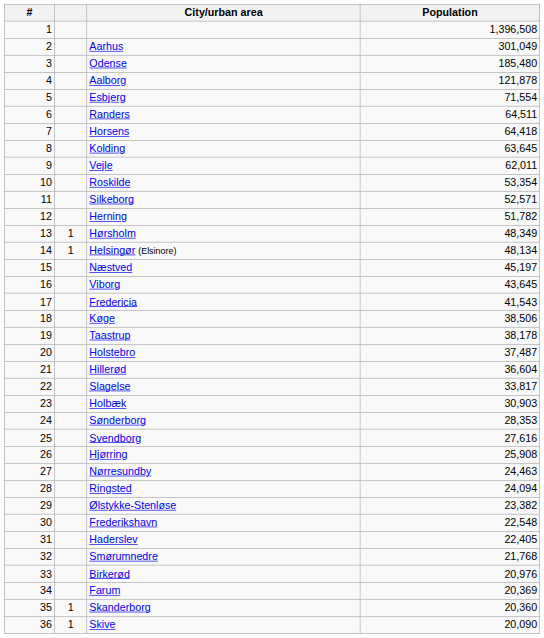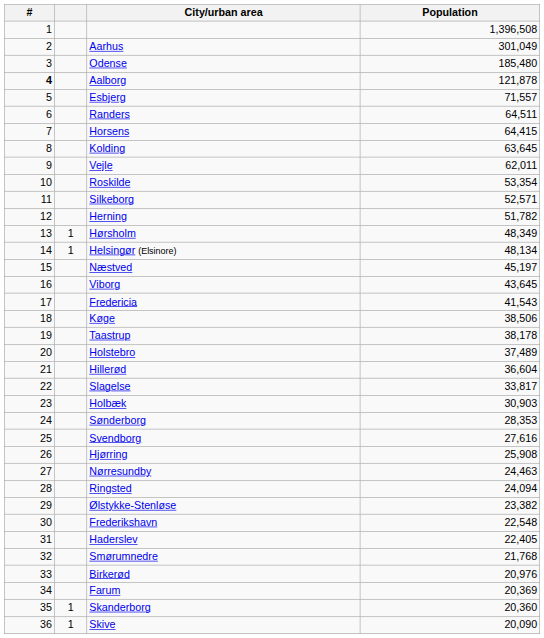(49, 81) normal -> (49, 81) bold
(521, 98) 71,554 -> (521, 98) 71,557
(521, 132) 64,418 -> (521, 132) 64,415
(521, 353) 37,487 -> (521, 353) 37,489
